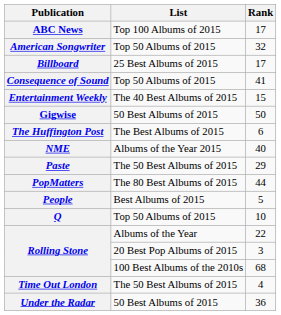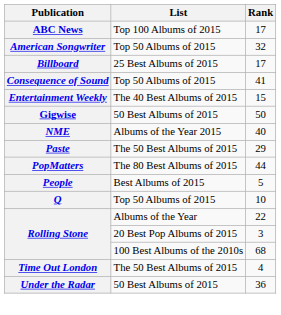- row: (58, 132)
